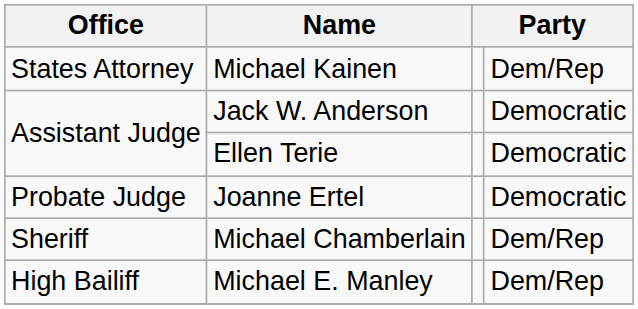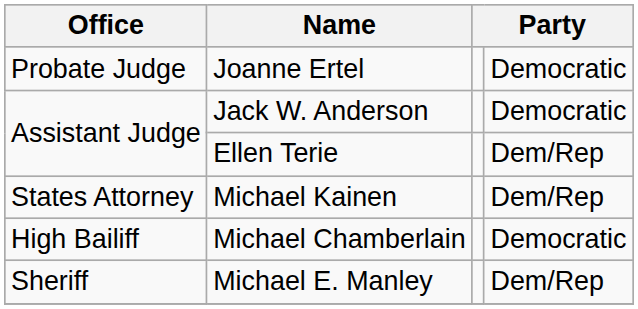rows swapped: (305, 68) <-> (289, 196)
(558, 153) Democratic -> (547, 153) Dem/Rep
(50, 238) Sheriff -> (75, 238) High Bailiff
(547, 238) Dem/Rep -> (558, 238) Democratic
(75, 281) High Bailiff -> (50, 281) Sheriff
